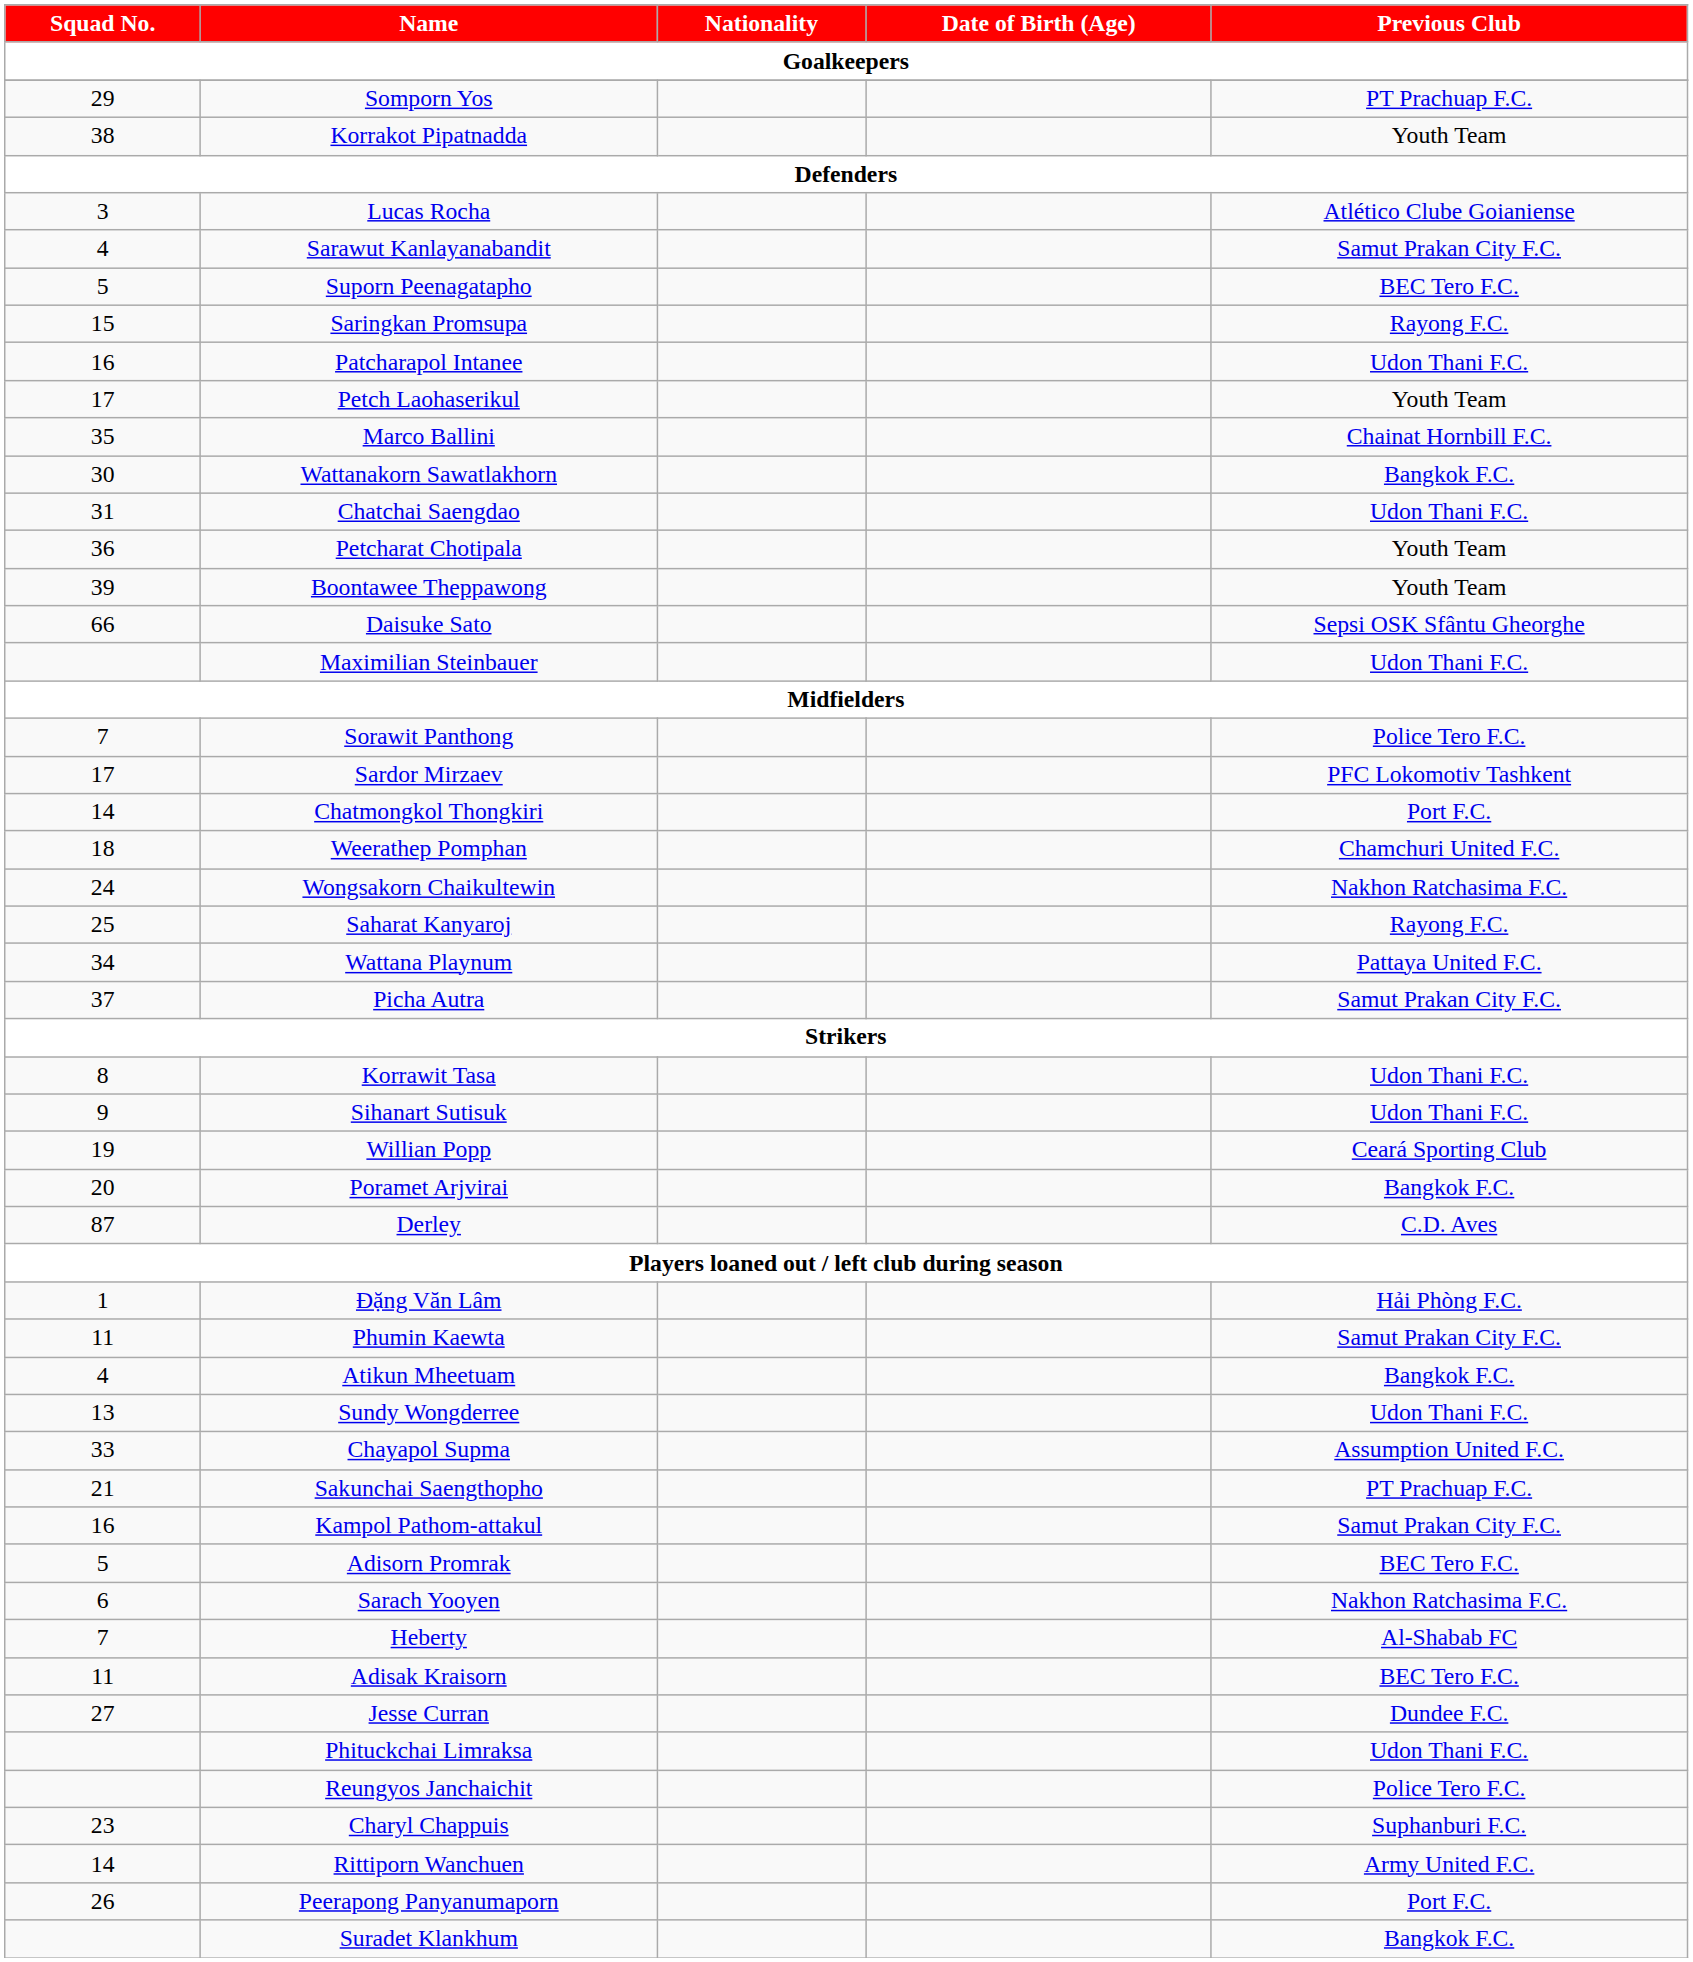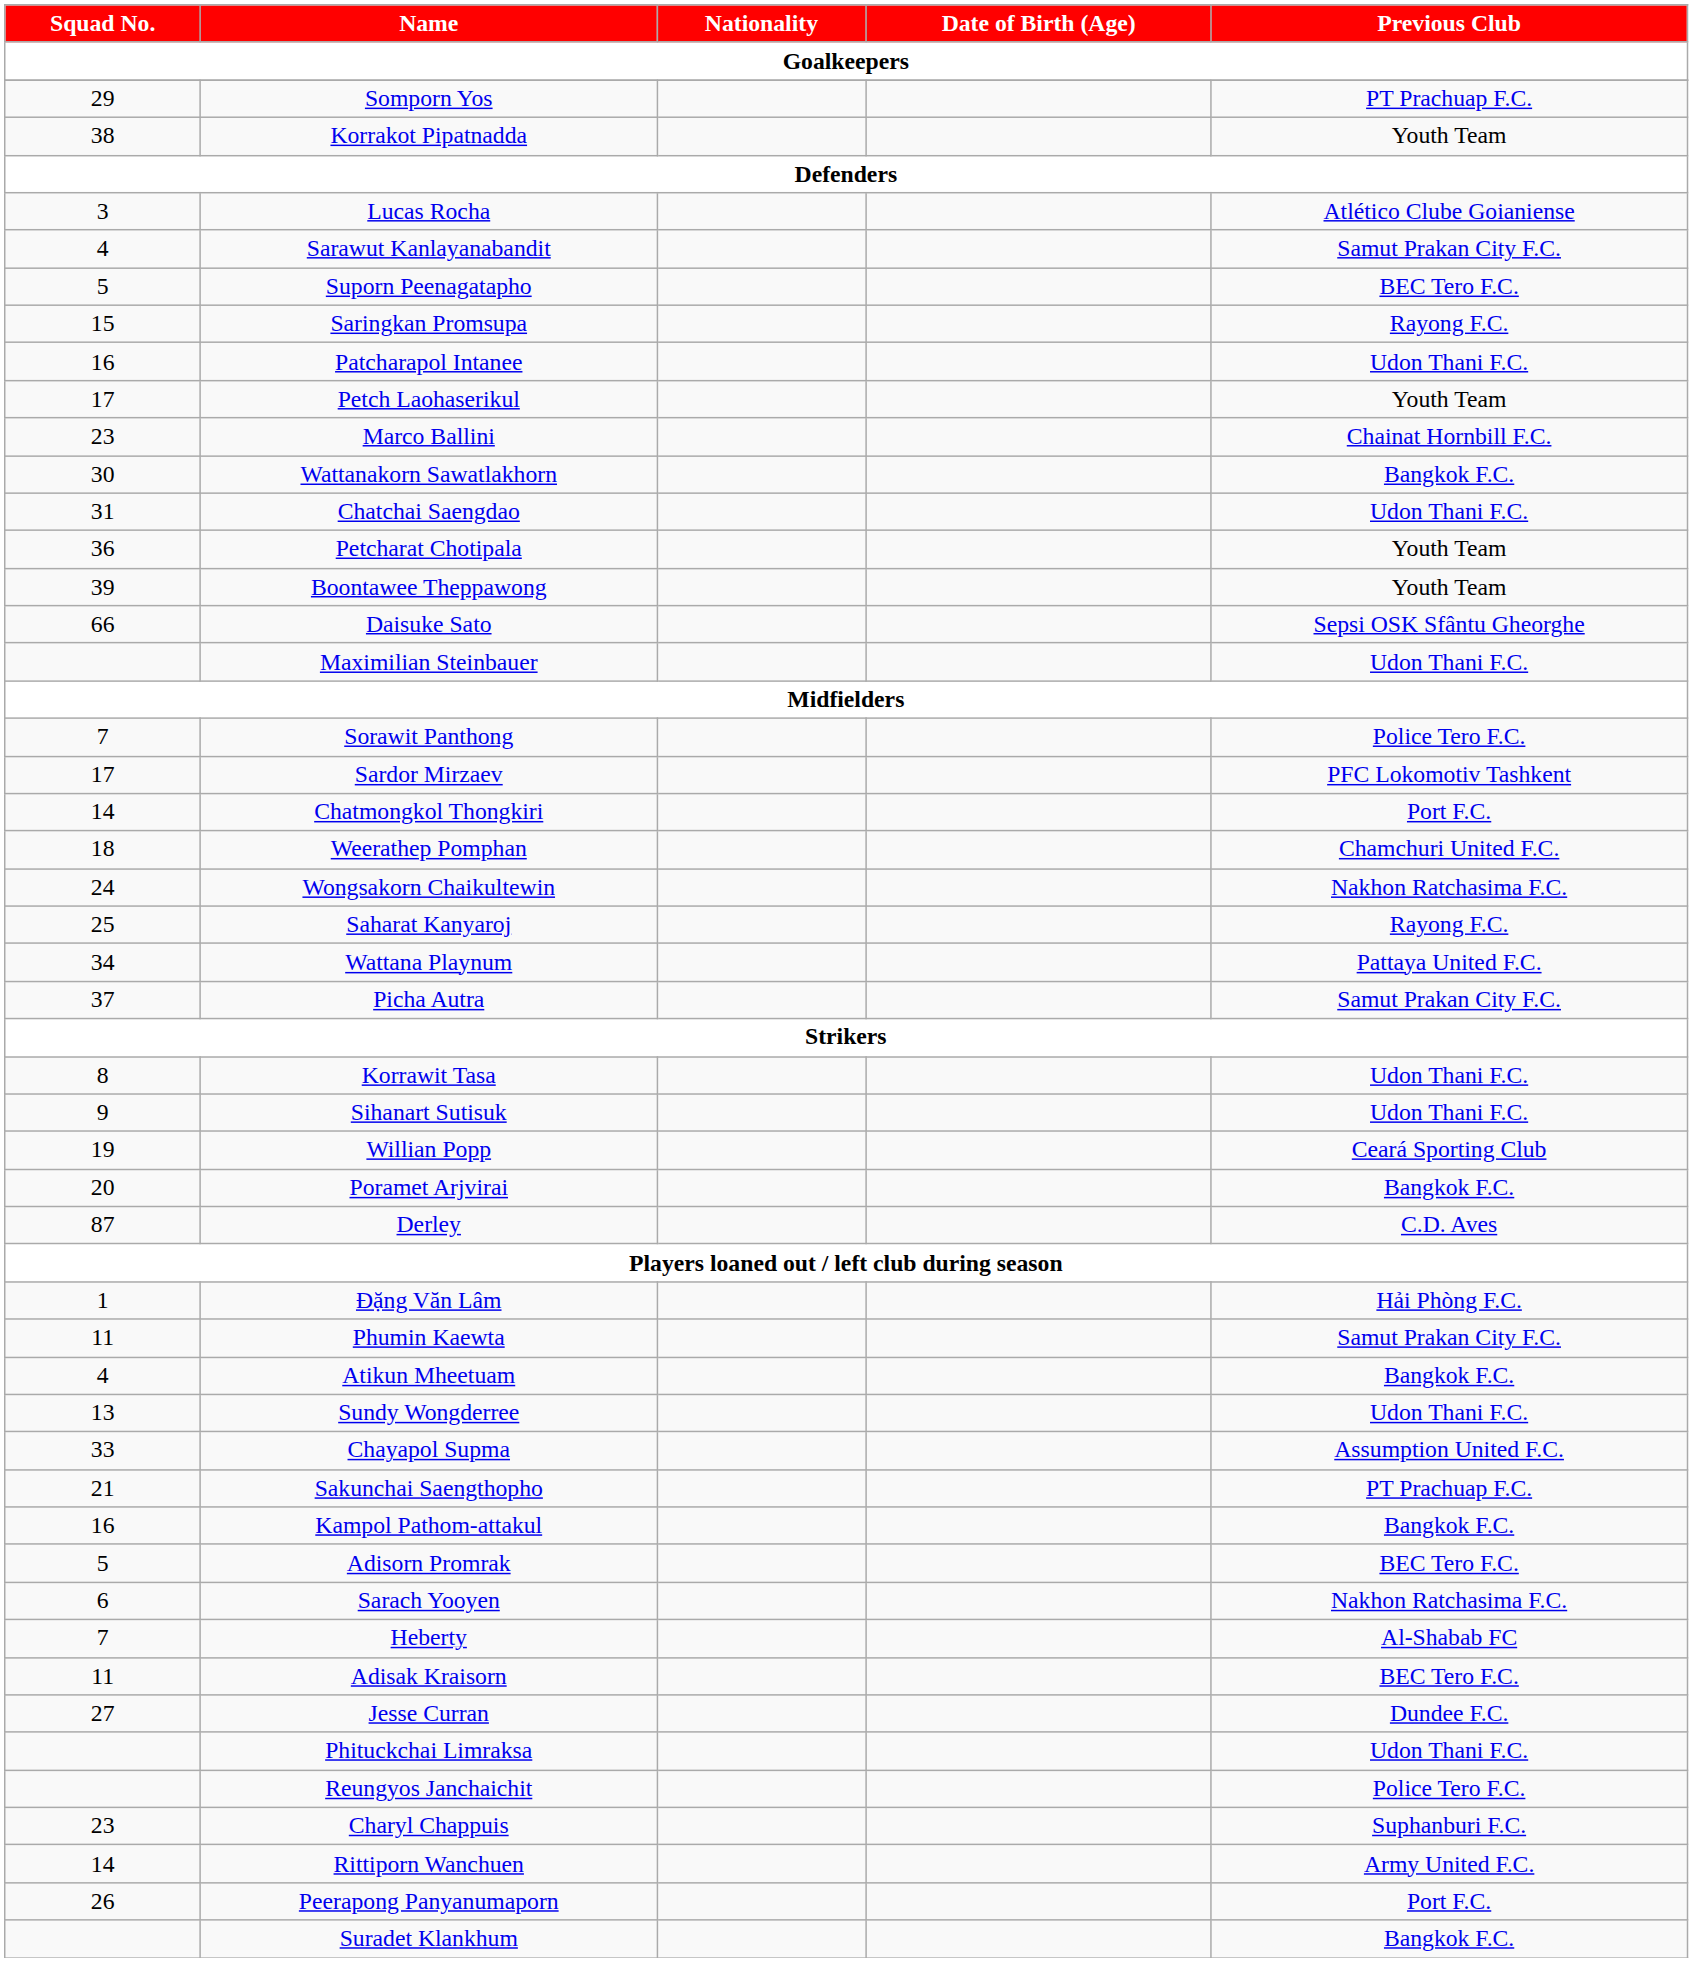(103, 436) 35 -> (103, 436) 23
(1449, 1525) Samut Prakan City F.C. -> (1449, 1525) Bangkok F.C.
